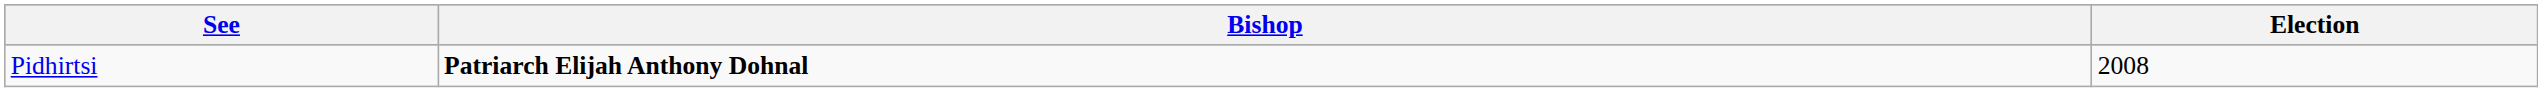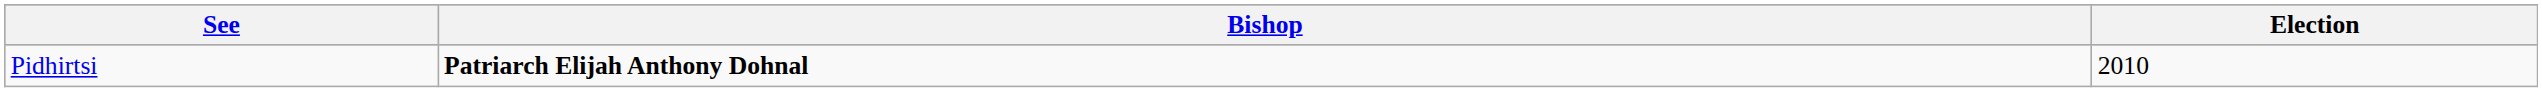(2123, 65) 2008 -> (2123, 65) 2010
